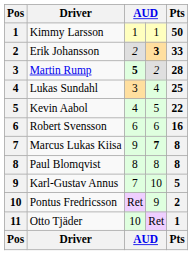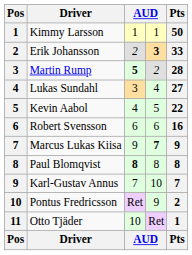(177, 88) 25 -> (177, 88) 27
(177, 145) 8 -> (177, 145) 9
(135, 164) normal -> (135, 164) bold
(177, 183) 5 -> (177, 183) 7
